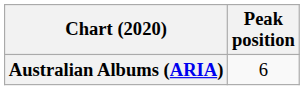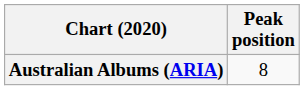(263, 69) 6 -> (263, 69) 8
